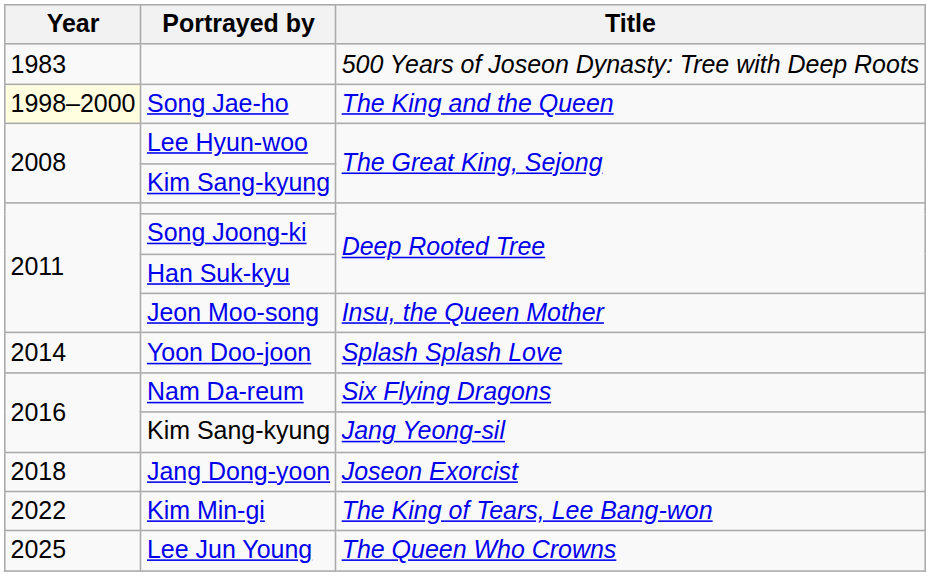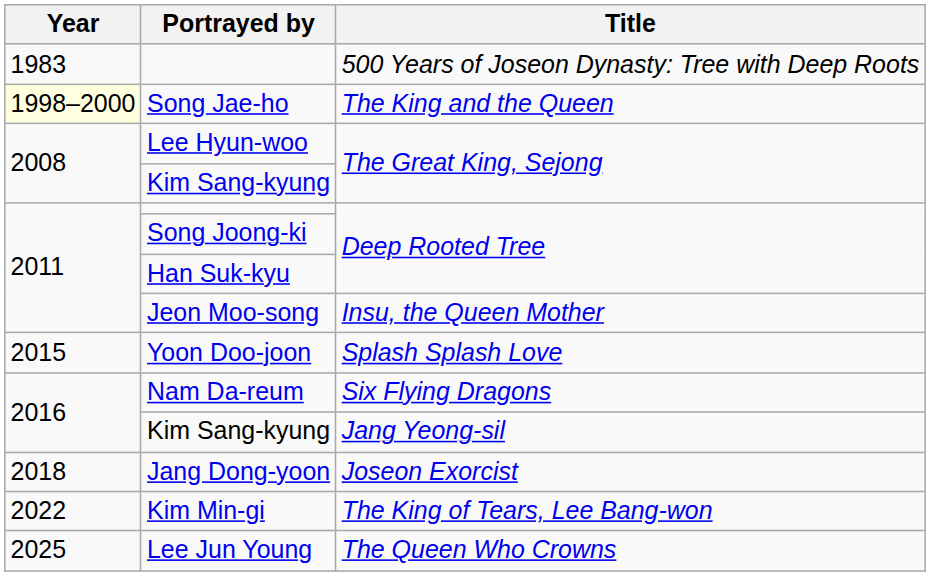(38, 352) 2014 -> (38, 352) 2015
